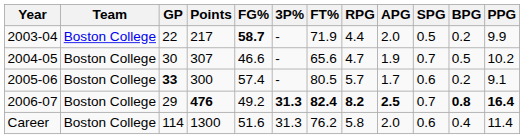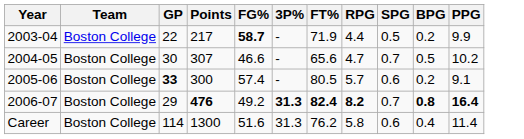- column: (396, 15)
